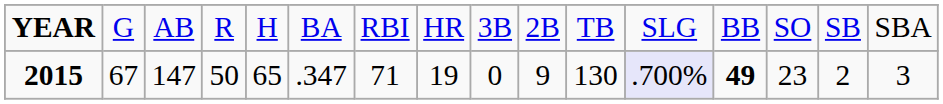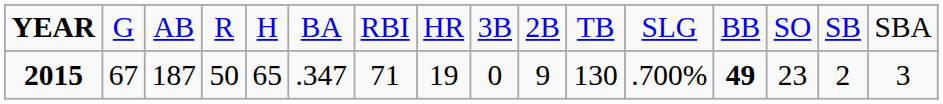(174, 74) 147 -> (174, 74) 187
(669, 74) lavender background -> (669, 74) no background
